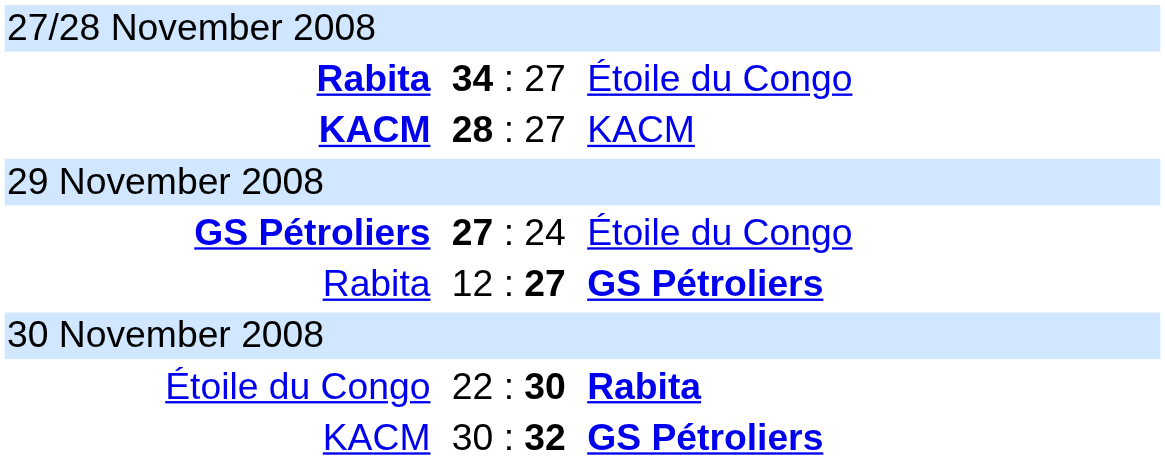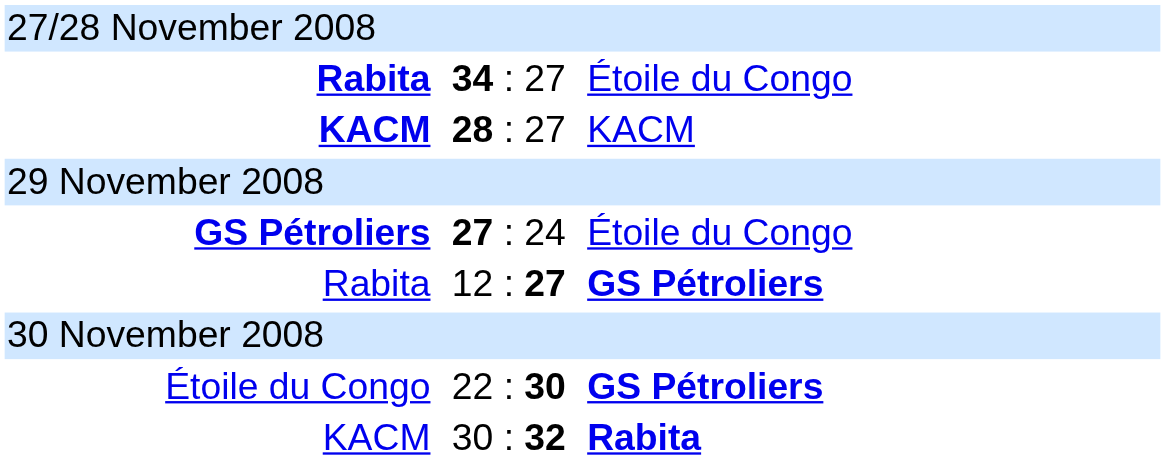(644, 386) Rabita -> (705, 386) GS Pétroliers
(705, 437) GS Pétroliers -> (644, 437) Rabita
